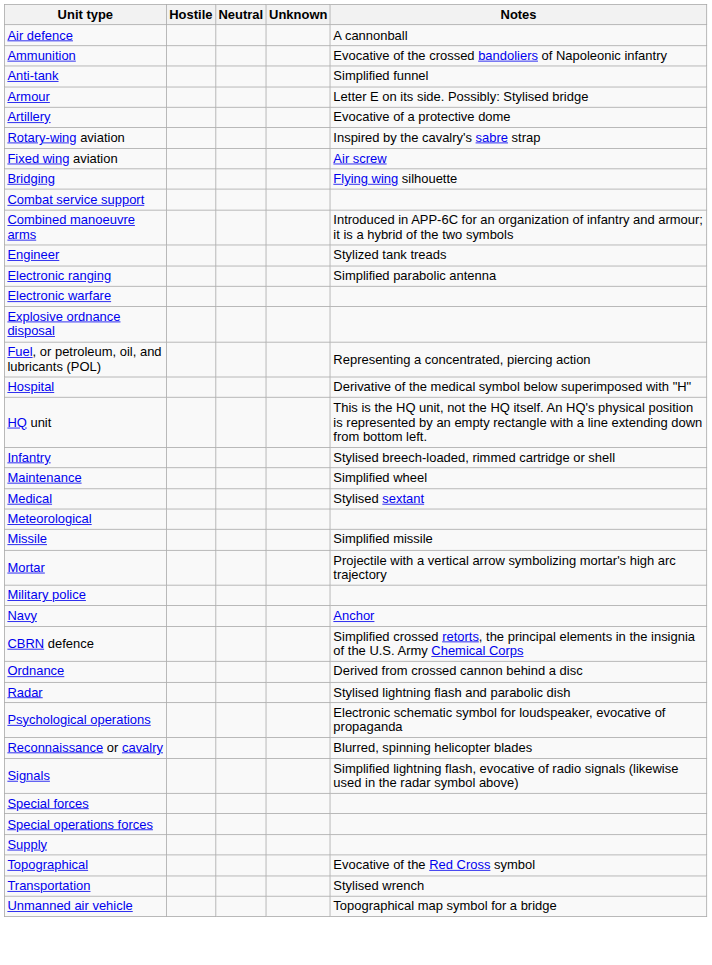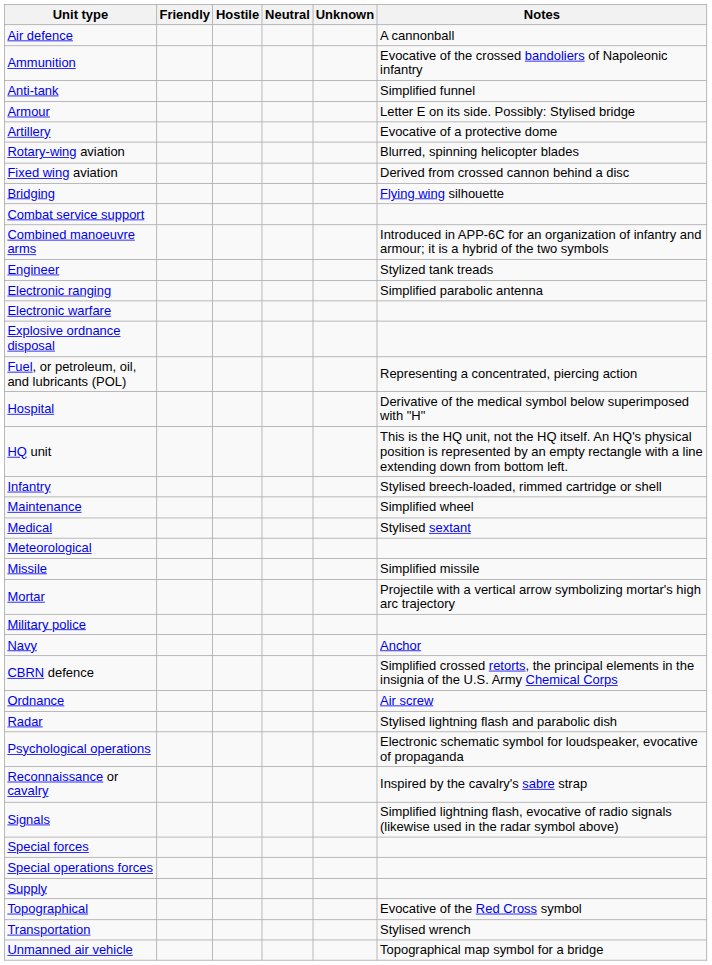+ column: (185, 14)
(437, 138) Inspired by the cavalry's sabre strap -> (479, 152) Blurred, spinning helicopter blades
(360, 158) Air screw -> (505, 173) Derived from crossed cannon behind a disc
(458, 671) Derived from crossed cannon behind a disc -> (407, 700) Air screw
(433, 748) Blurred, spinning helicopter blades -> (484, 784) Inspired by the cavalry's sabre strap
